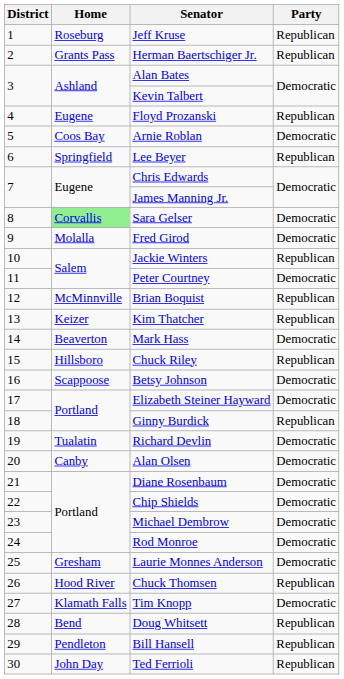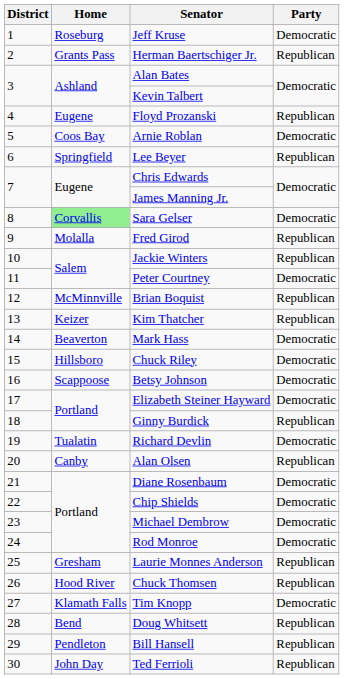(306, 34) Republican -> (306, 34) Democratic
(306, 237) Democratic -> (306, 237) Republican
(306, 359) Republican -> (306, 359) Democratic
(306, 461) Democratic -> (306, 461) Republican
(306, 562) Democratic -> (306, 562) Republican
